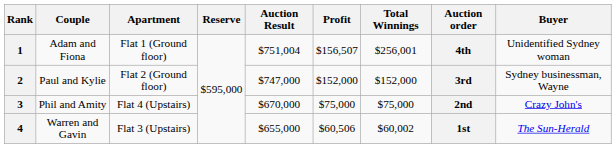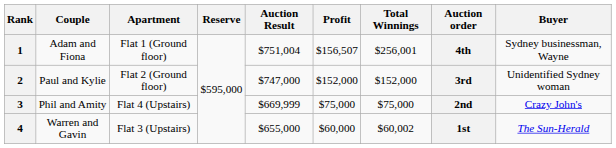(553, 50) Unidentified Sydney woman -> (553, 50) Sydney businessman, Wayne
(553, 80) Sydney businessman, Wayne -> (553, 80) Unidentified Sydney woman
(279, 104) $670,000 -> (279, 104) $669,999
(337, 128) $60,506 -> (337, 128) $60,000
